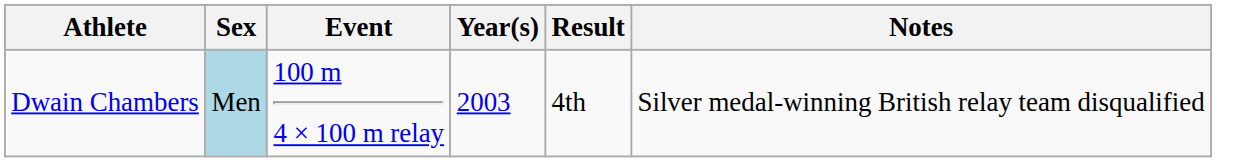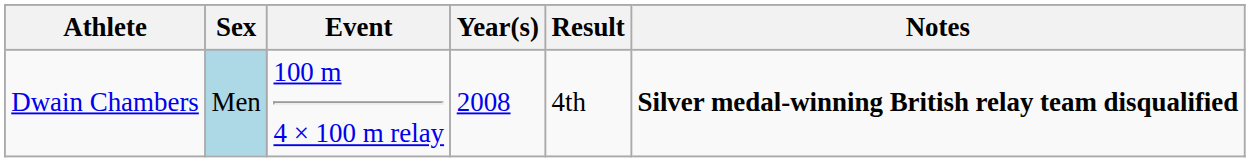(484, 102) 2003 -> (484, 102) 2008
(921, 102) normal -> (938, 102) bold
